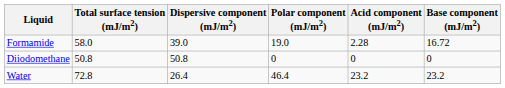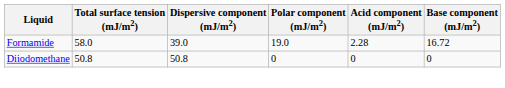- row: (19, 75)
